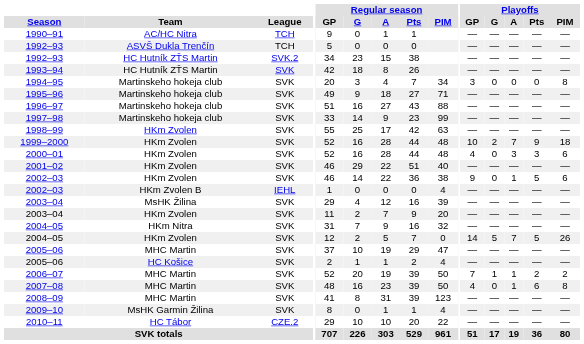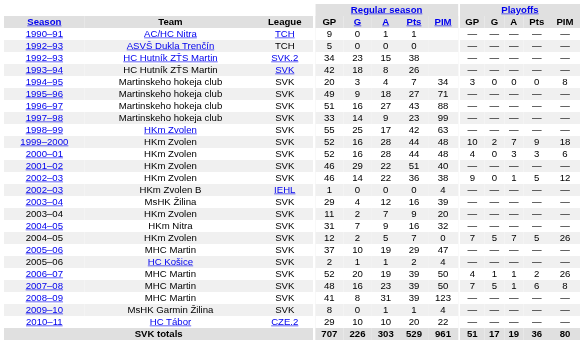(565, 178) 6 -> (565, 178) 12
(472, 238) 14 -> (472, 238) 7
(472, 274) 7 -> (472, 274) 4
(565, 274) 2 -> (565, 274) 26
(472, 286) 4 -> (472, 286) 7
(494, 286) 0 -> (494, 286) 5
